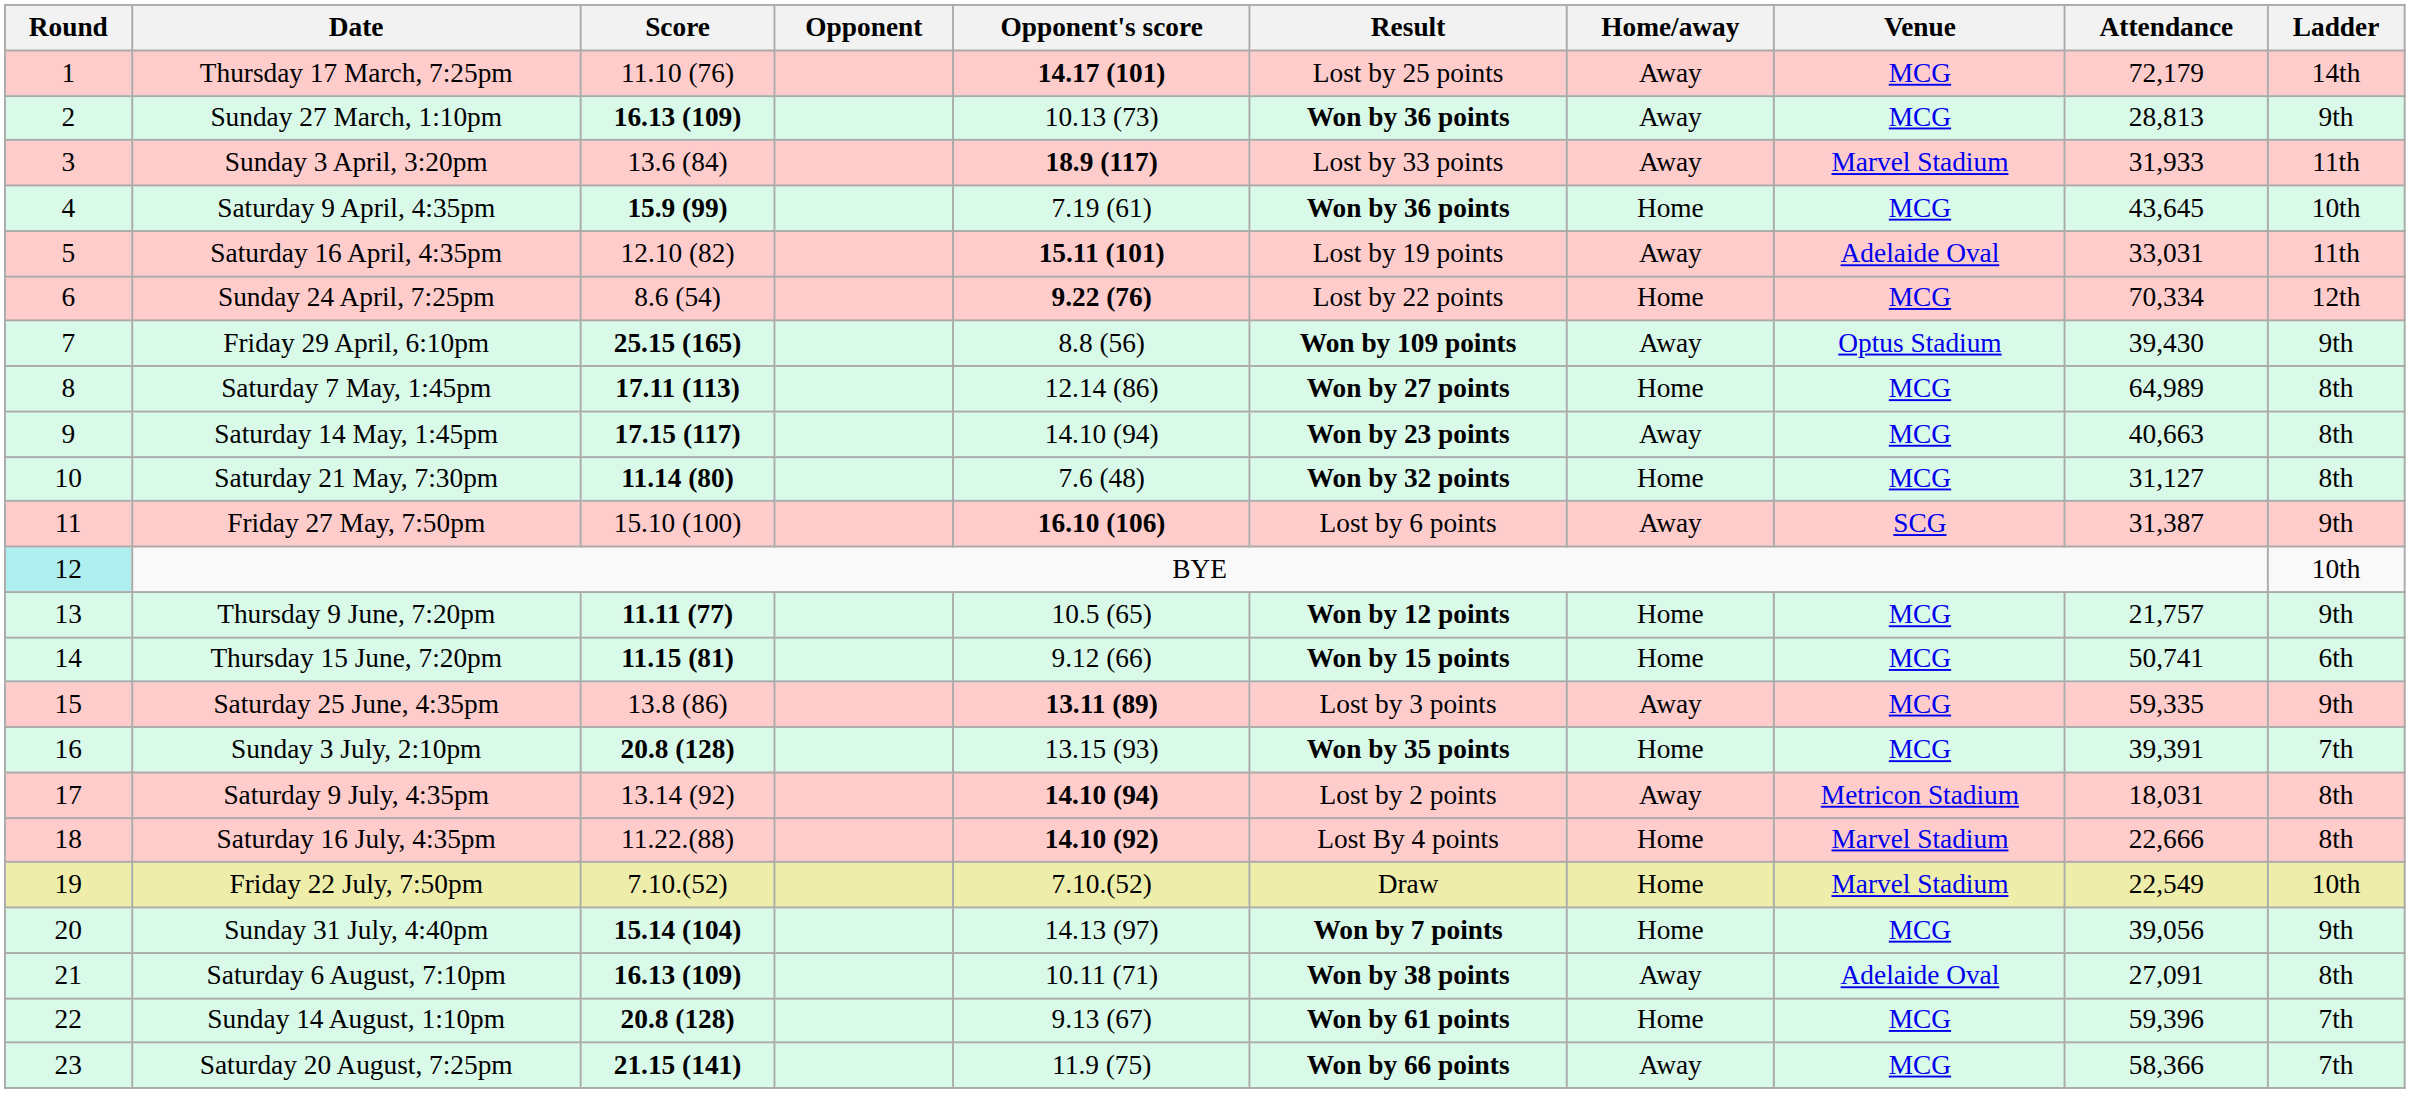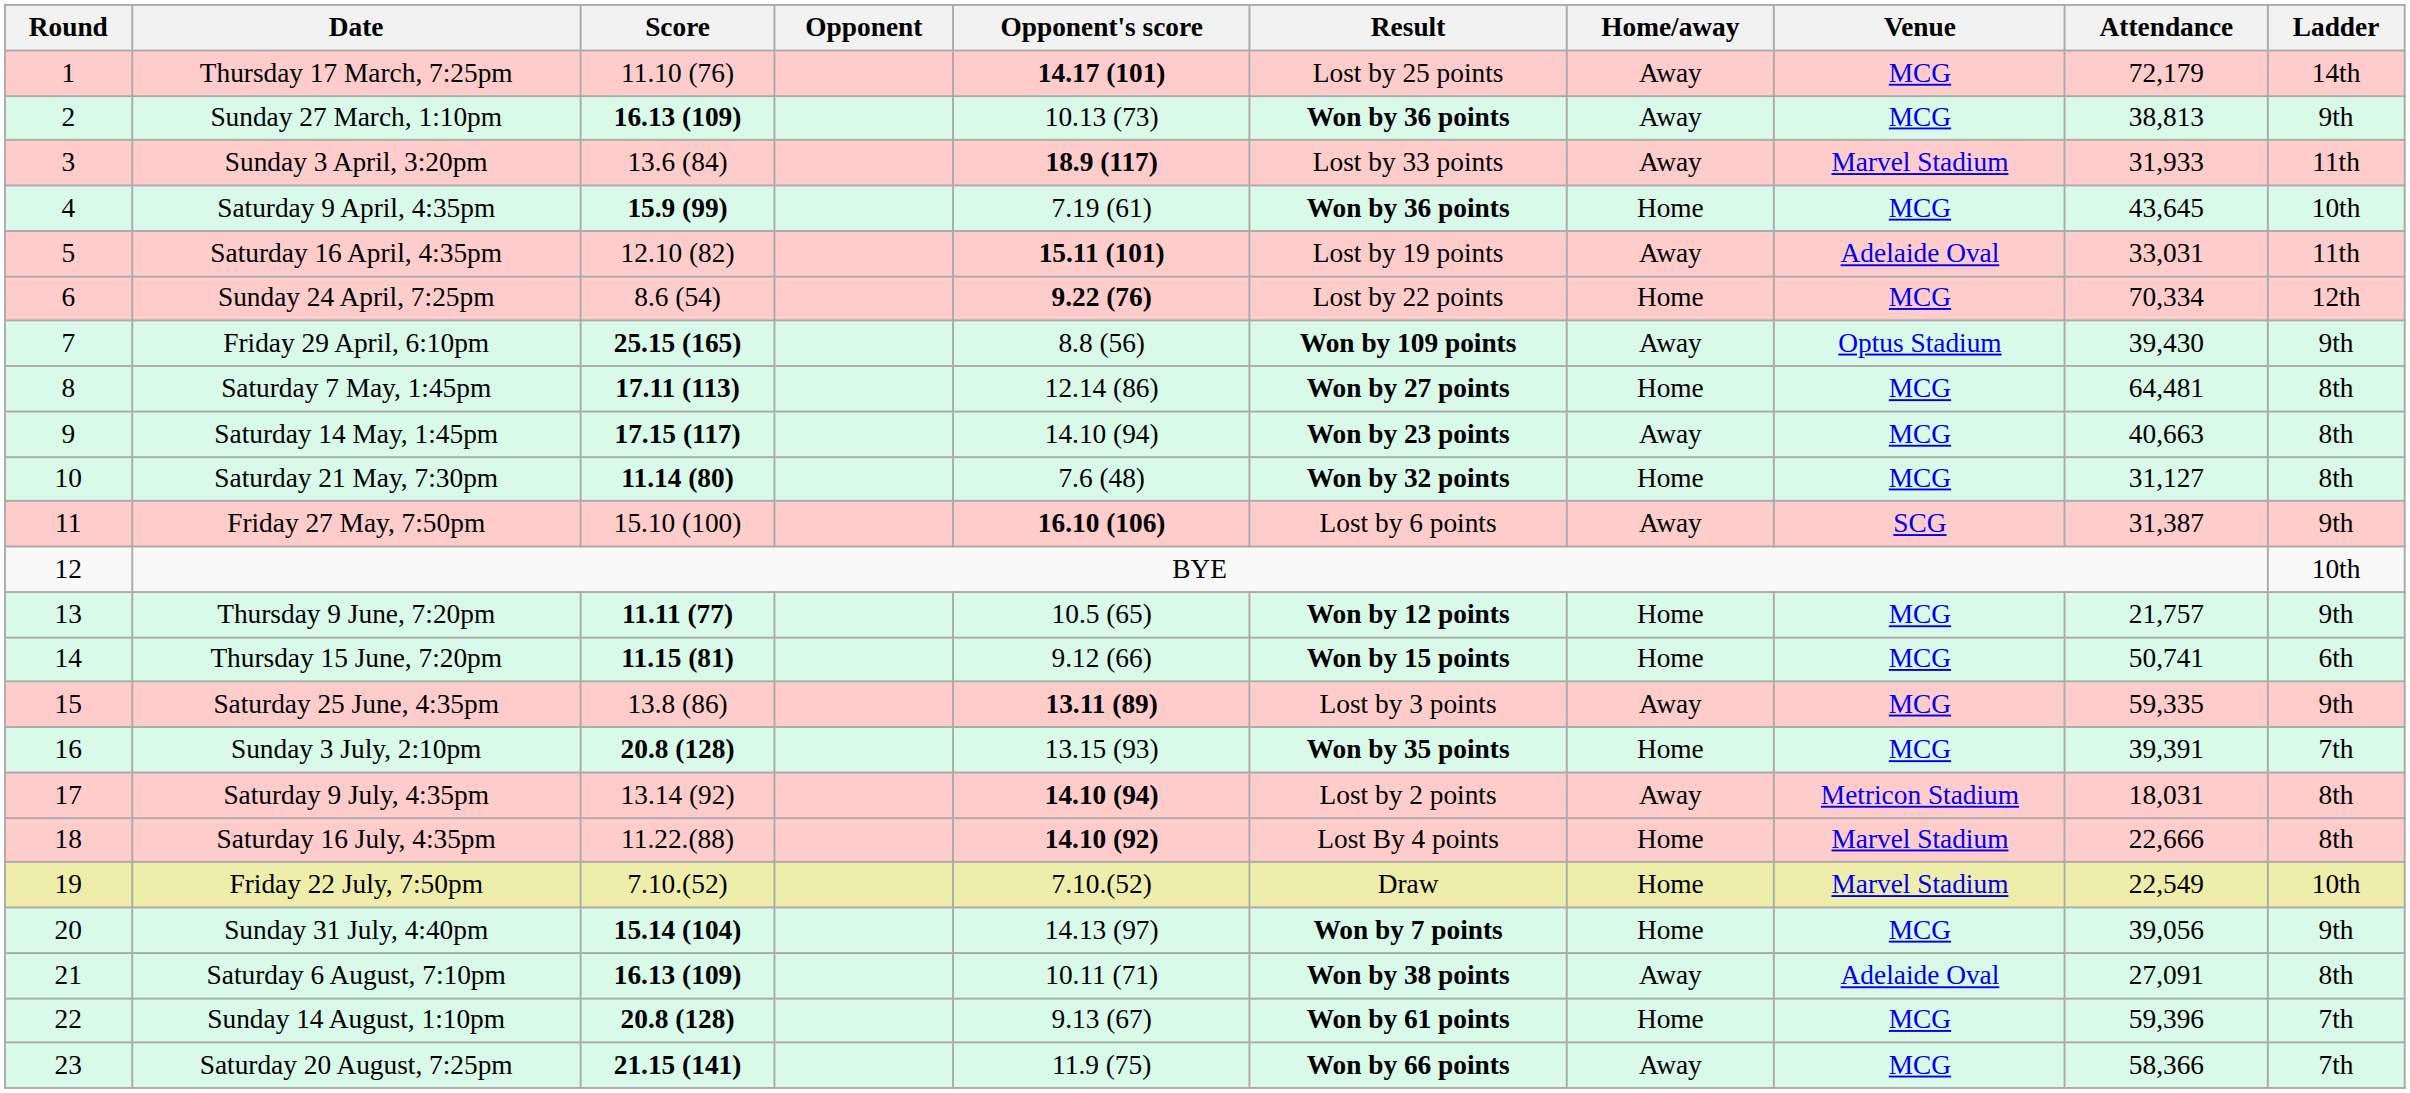(2166, 117) 28,813 -> (2166, 117) 38,813
(2166, 388) 64,989 -> (2166, 388) 64,481
(68, 568) paleturquoise background -> (68, 568) no background
